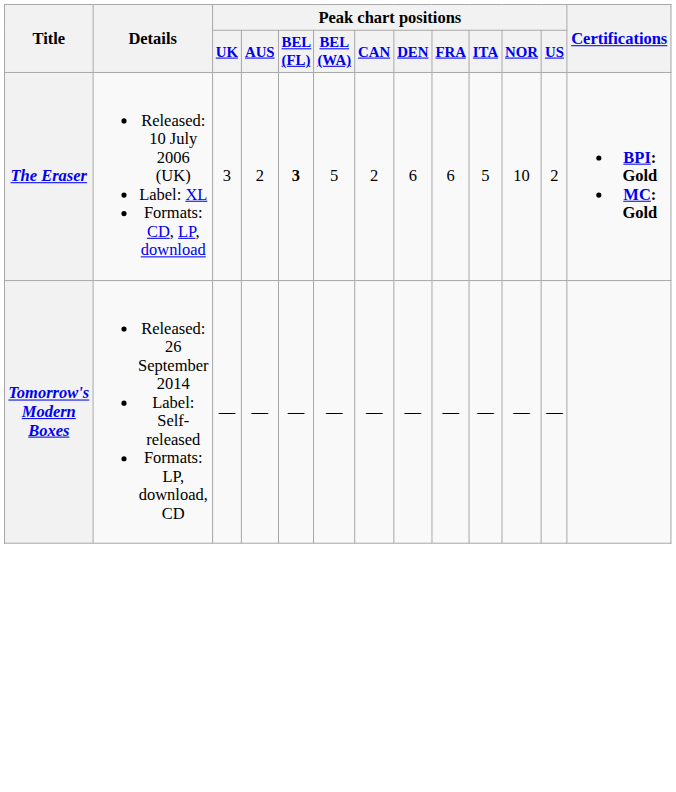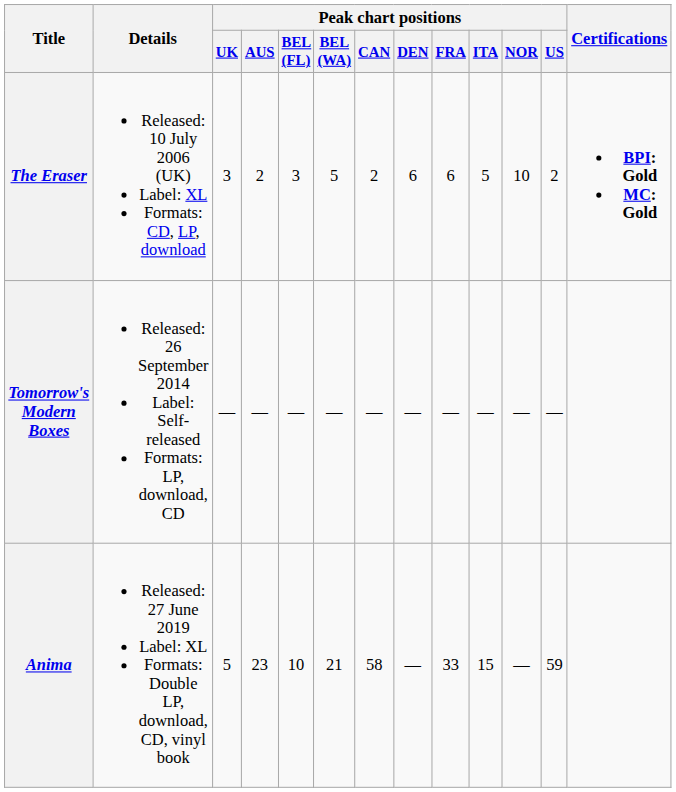(296, 176) bold -> (296, 176) normal
+ row: (49, 665)
